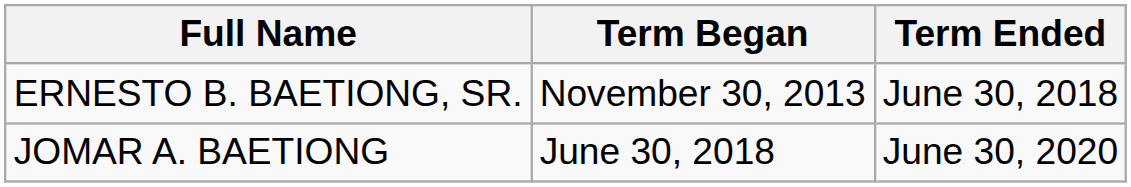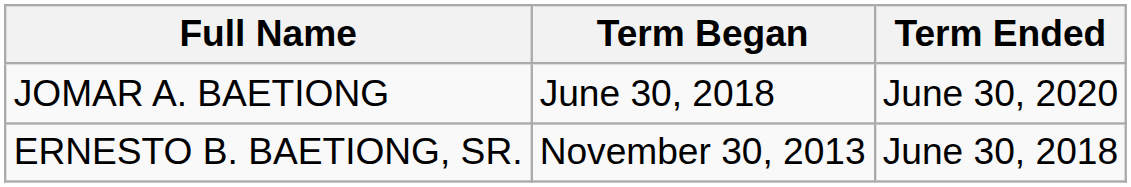rows swapped: (201, 151) <-> (268, 92)
